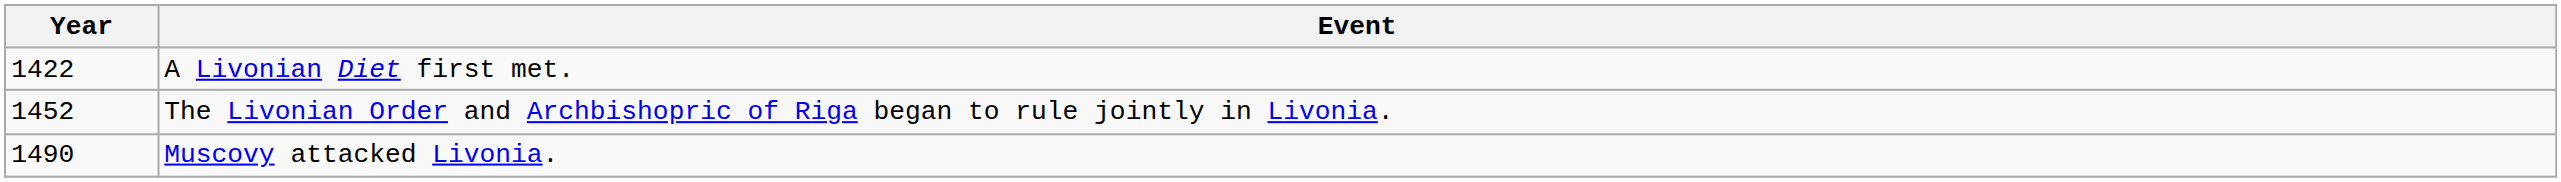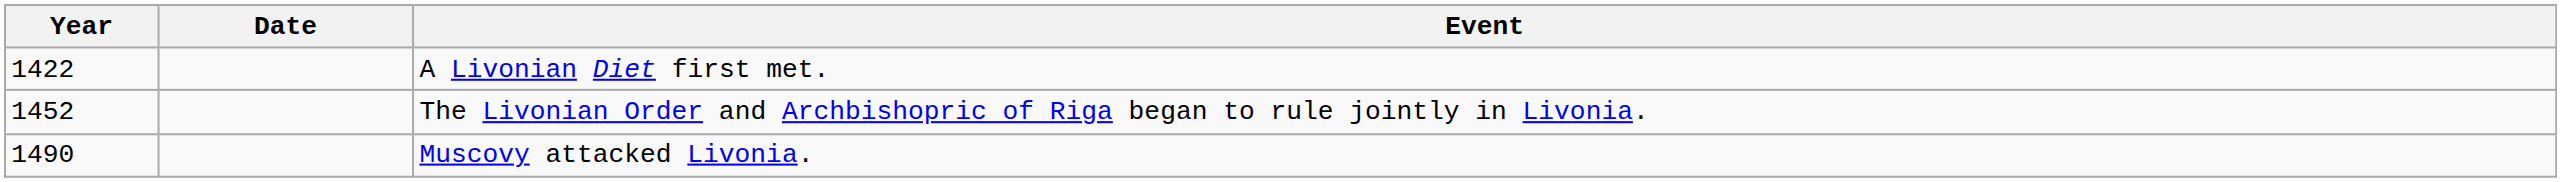+ column: (286, 26)
